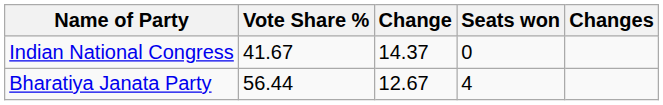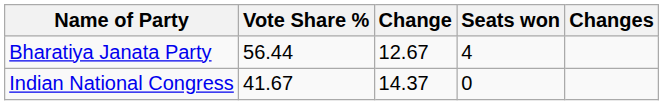rows swapped: (110, 83) <-> (122, 52)
